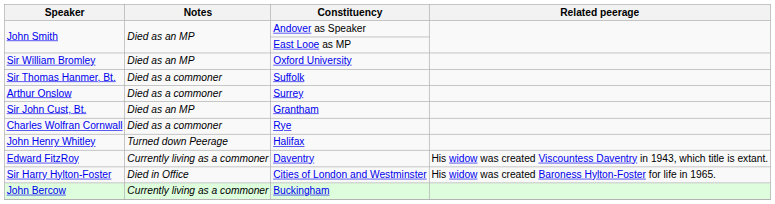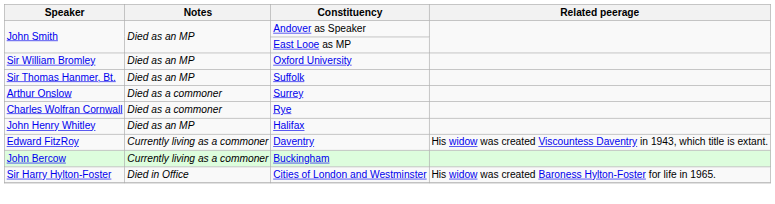(175, 77) Died as a commoner -> (161, 77) Died as an MP
- row: (296, 110)
(178, 142) Turned down Peerage -> (161, 126) Died as an MP
rows swapped: (350, 175) <-> (301, 191)
